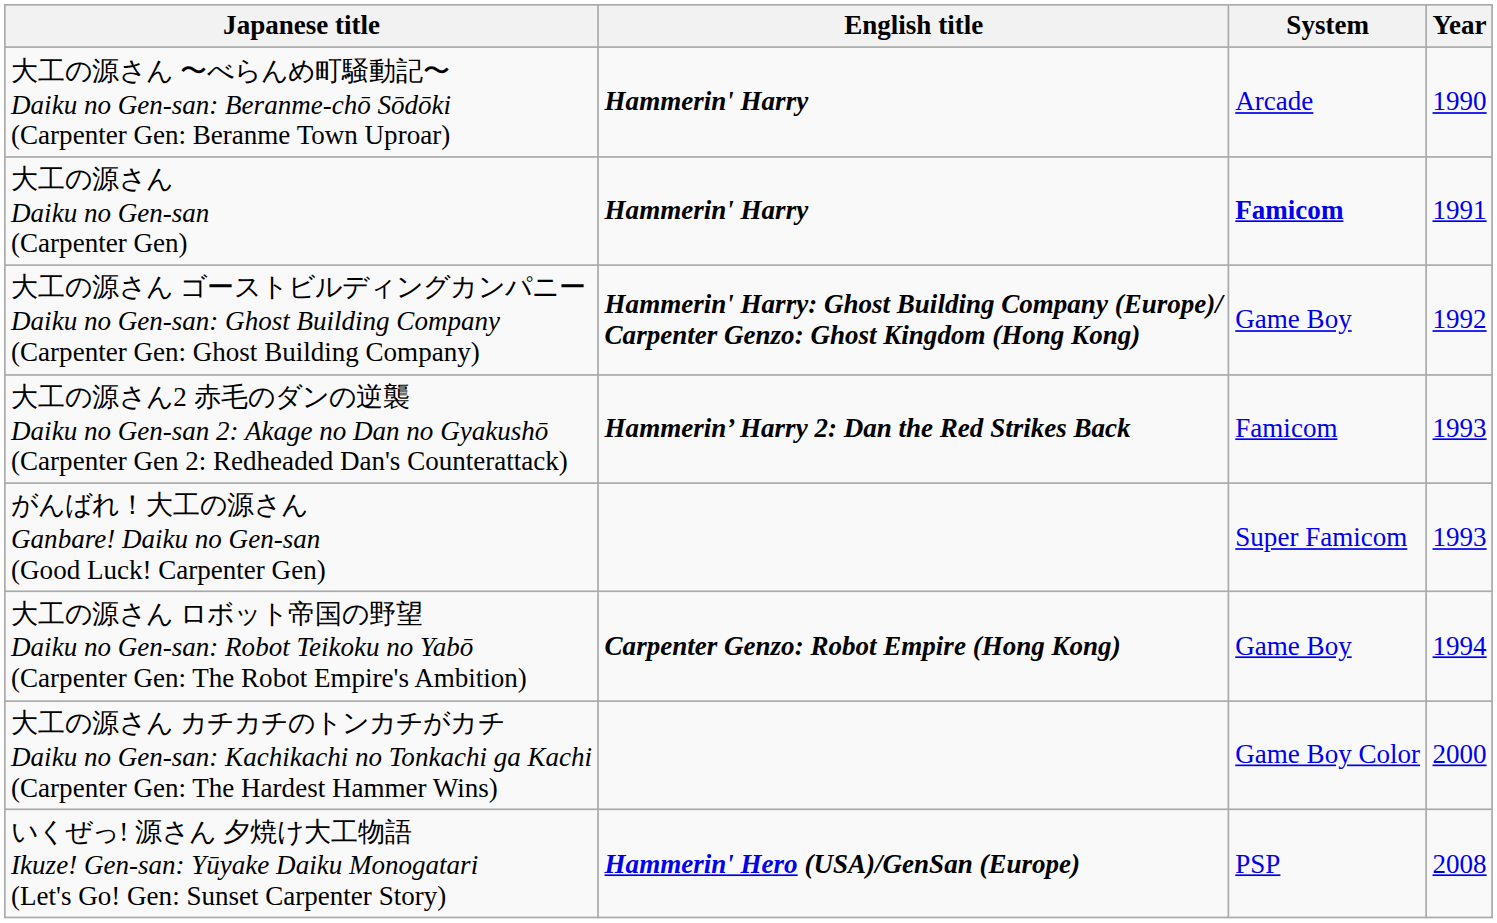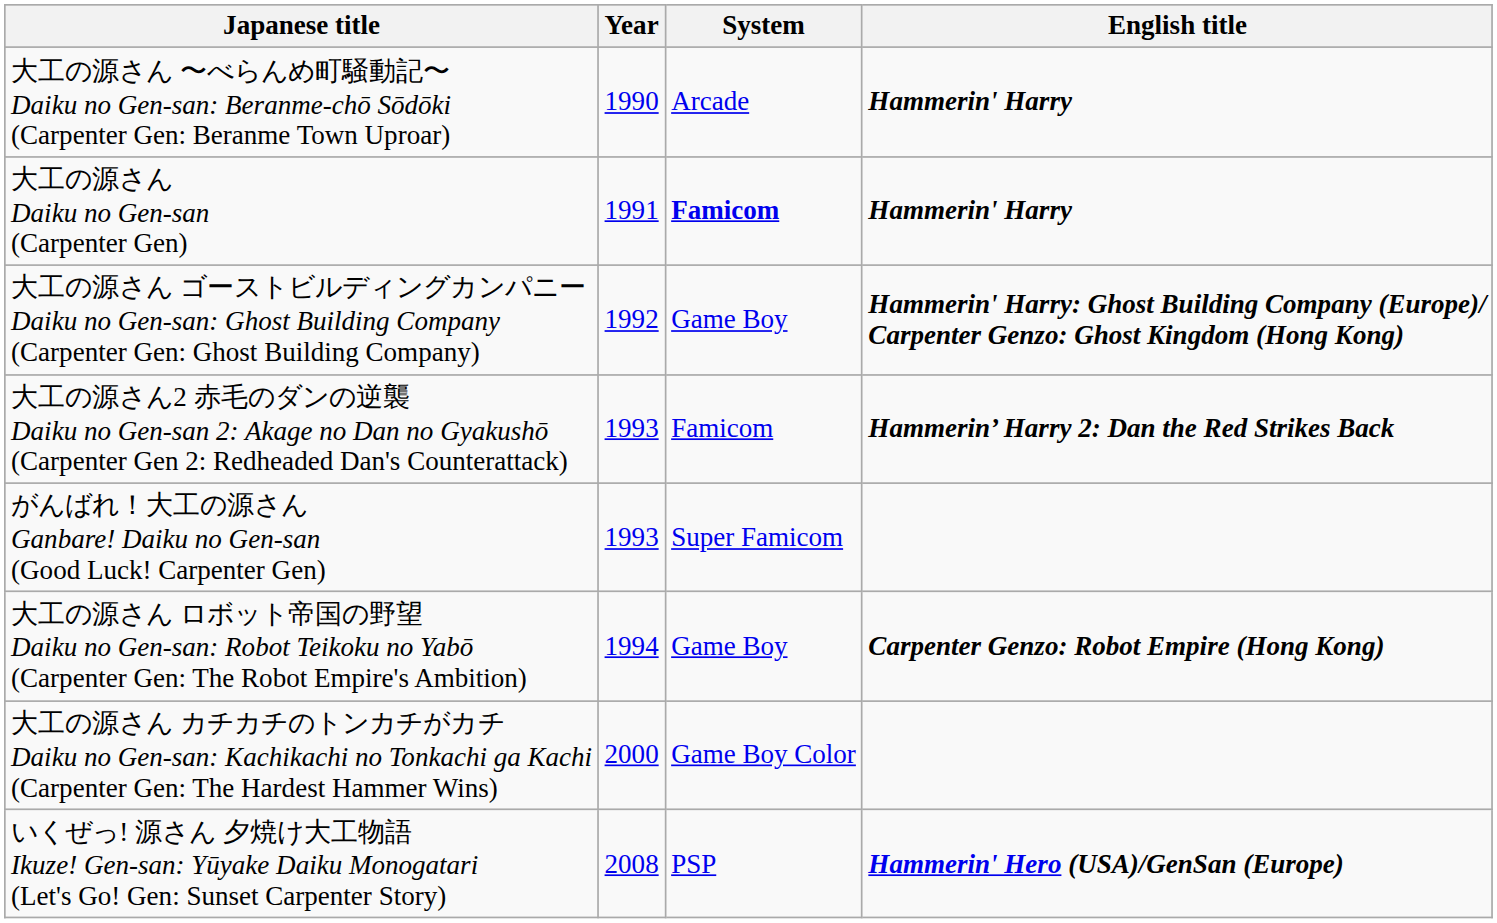columns swapped: (914, 25) <-> (1460, 25)
